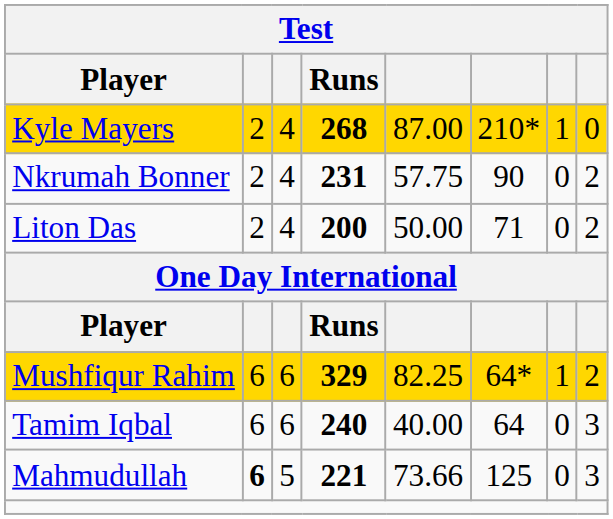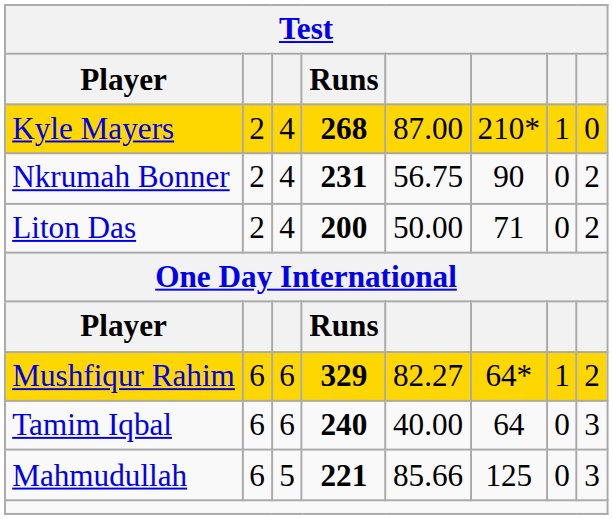(428, 177) 57.75 -> (428, 177) 56.75
(428, 375) 82.25 -> (428, 375) 82.27
(257, 474) bold -> (257, 474) normal
(428, 474) 73.66 -> (428, 474) 85.66
